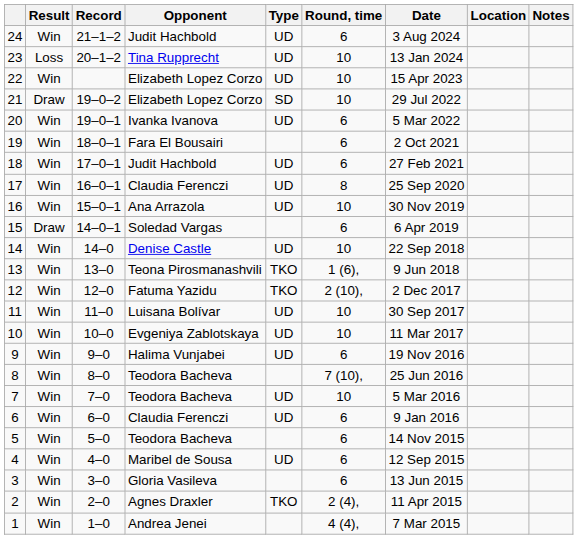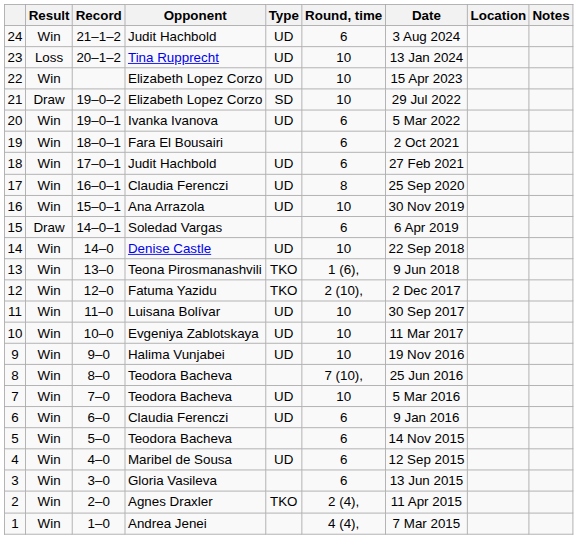(344, 354) 6 -> (344, 354) 10
